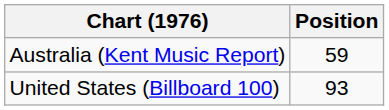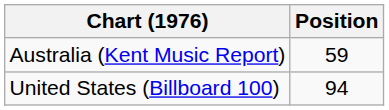(337, 88) 93 -> (337, 88) 94
